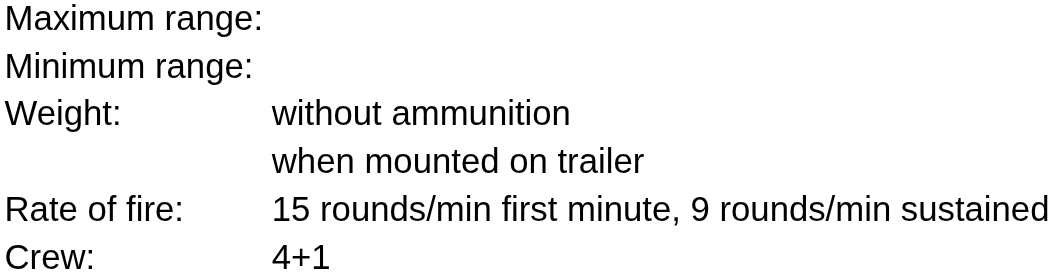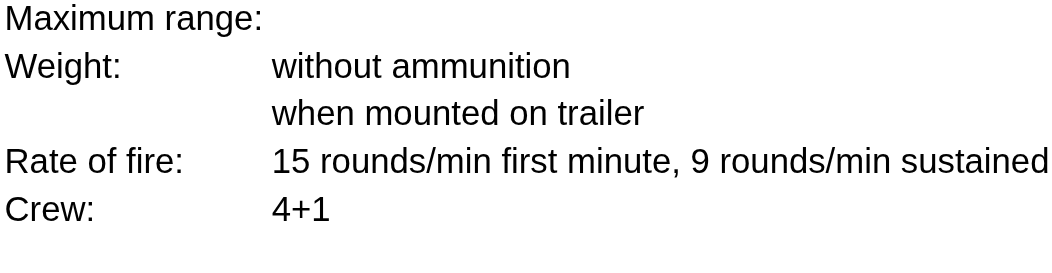- row: (129, 66)
